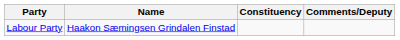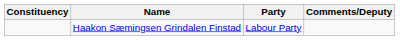columns swapped: (271, 12) <-> (34, 12)
